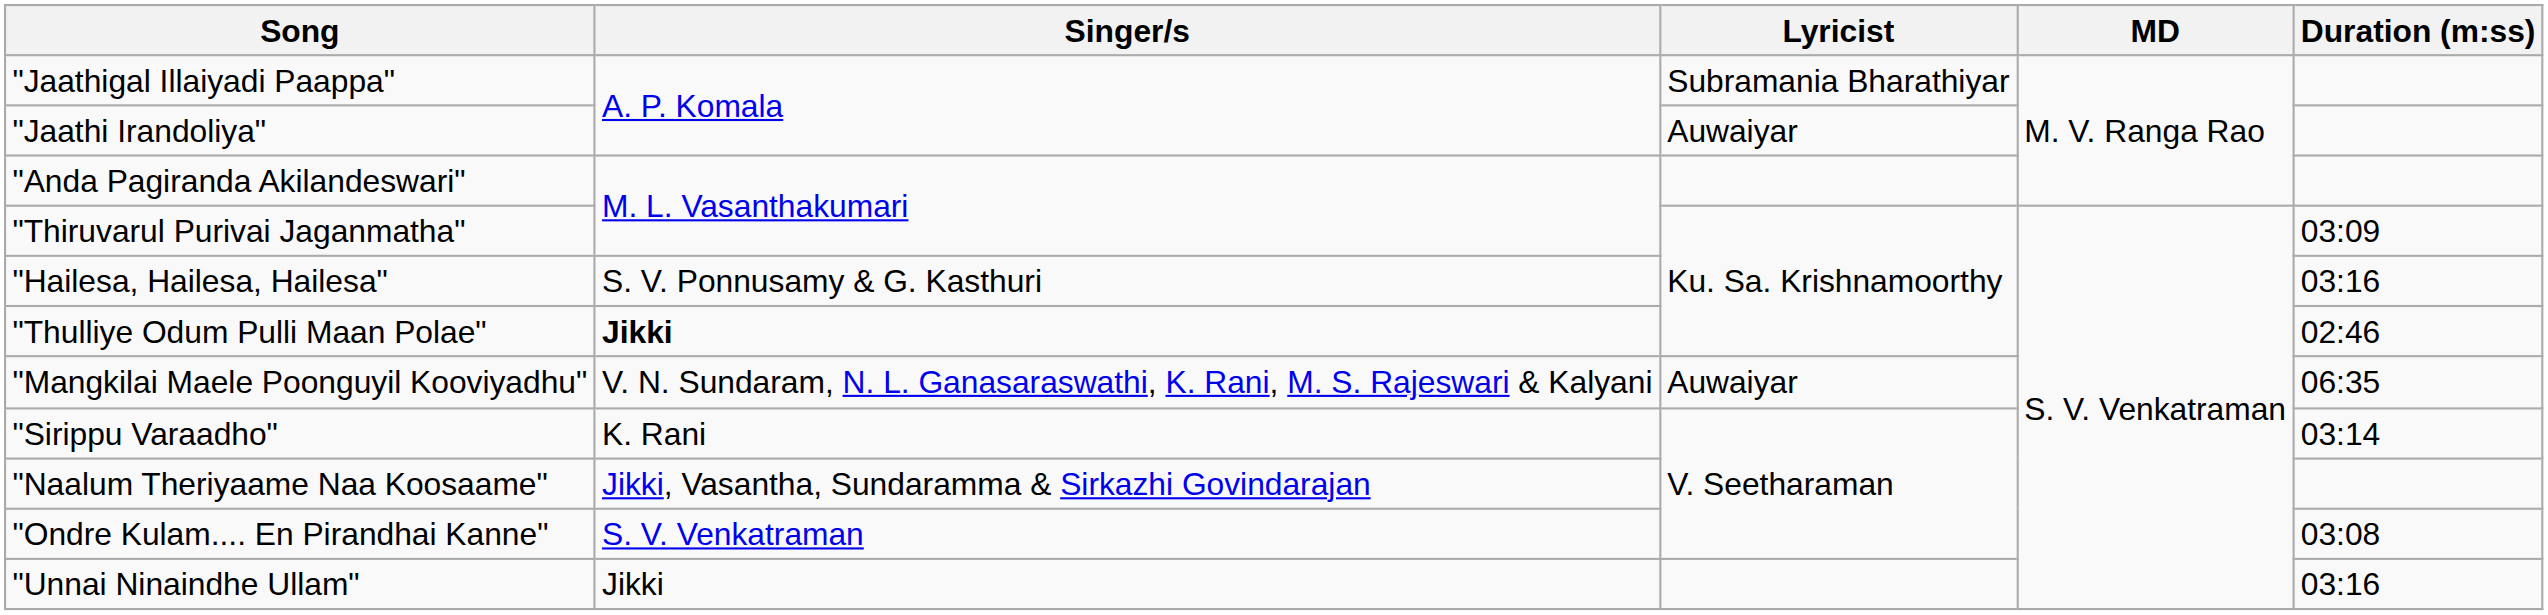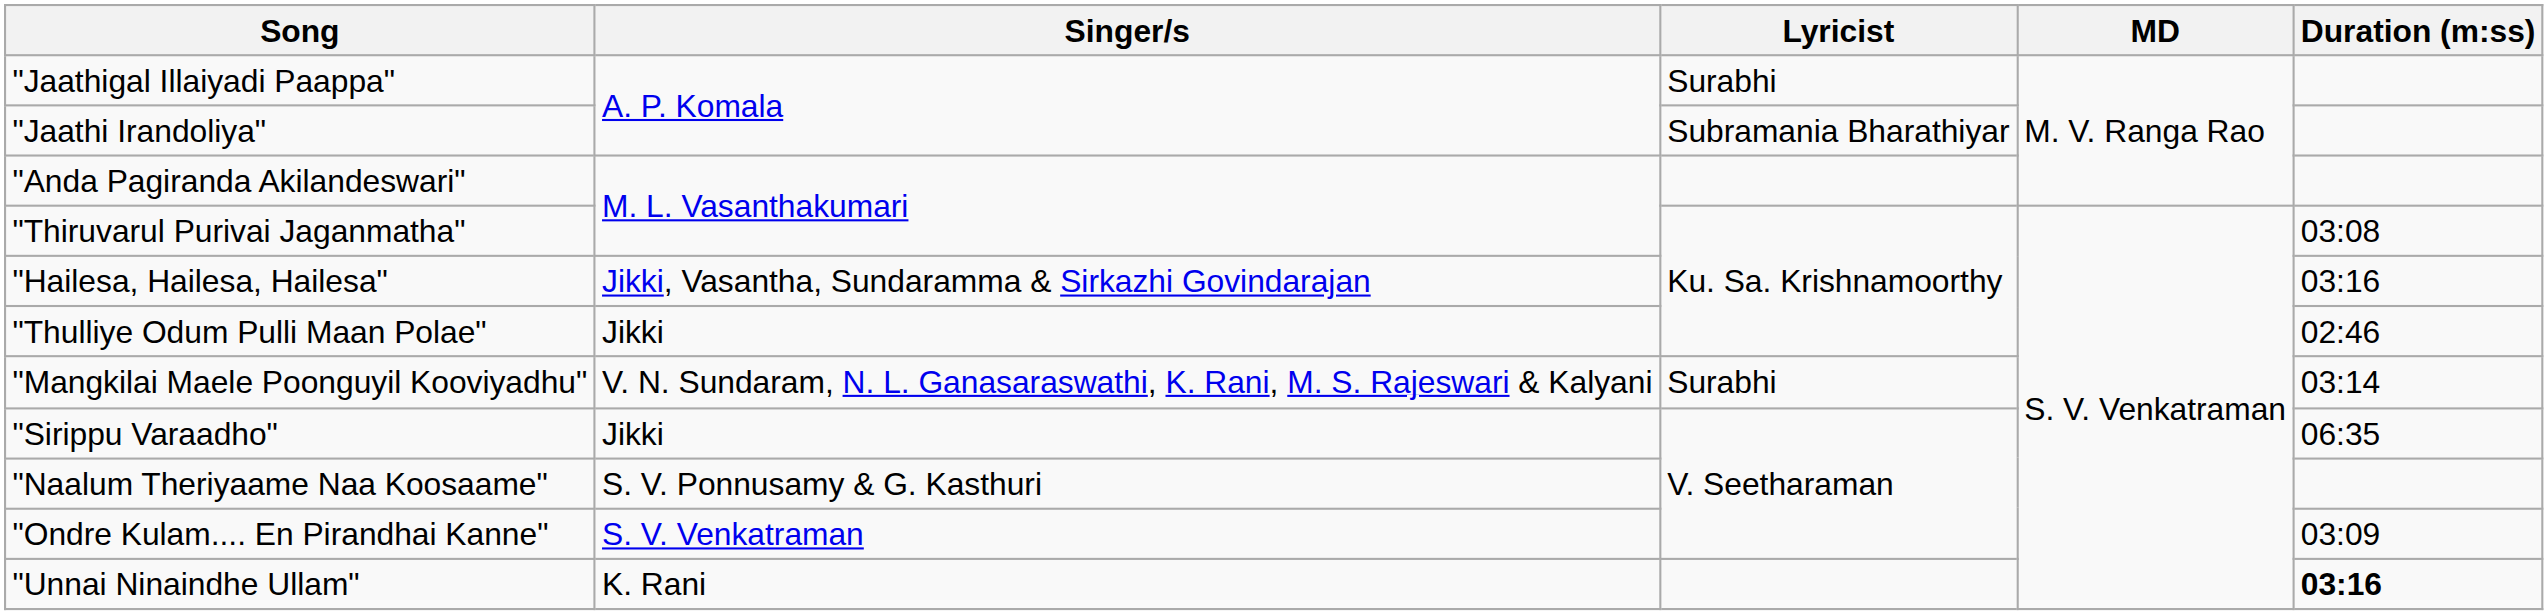(1838, 81) Subramania Bharathiyar -> (1722, 81) Surabhi
(1732, 131) Auwaiyar -> (1838, 131) Subramania Bharathiyar
(2341, 232) 03:09 -> (2341, 232) 03:08
(822, 282) S. V. Ponnusamy & G. Kasthuri -> (986, 282) Jikki, Vasantha, Sundaramma & Sirkazhi Govindarajan
(637, 332) bold -> (633, 332) normal
(1732, 382) Auwaiyar -> (1722, 382) Surabhi
(2341, 382) 06:35 -> (2341, 382) 03:14
(654, 433) K. Rani -> (633, 433) Jikki
(2341, 433) 03:14 -> (2341, 433) 06:35
(986, 483) Jikki, Vasantha, Sundaramma & Sirkazhi Govindarajan -> (822, 483) S. V. Ponnusamy & G. Kasthuri
(2341, 533) 03:08 -> (2341, 533) 03:09
(633, 584) Jikki -> (654, 584) K. Rani
(2341, 584) normal -> (2341, 584) bold
